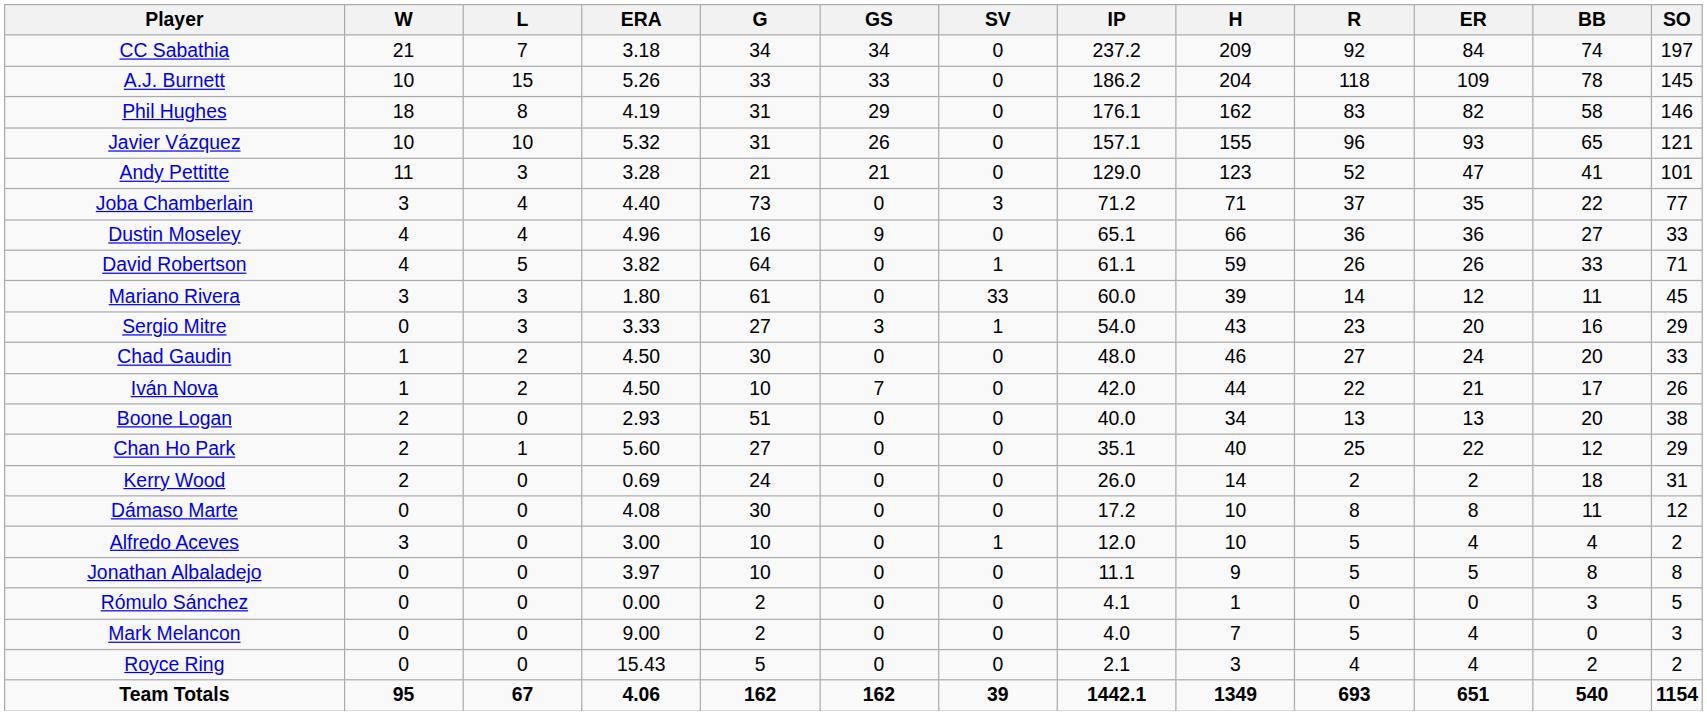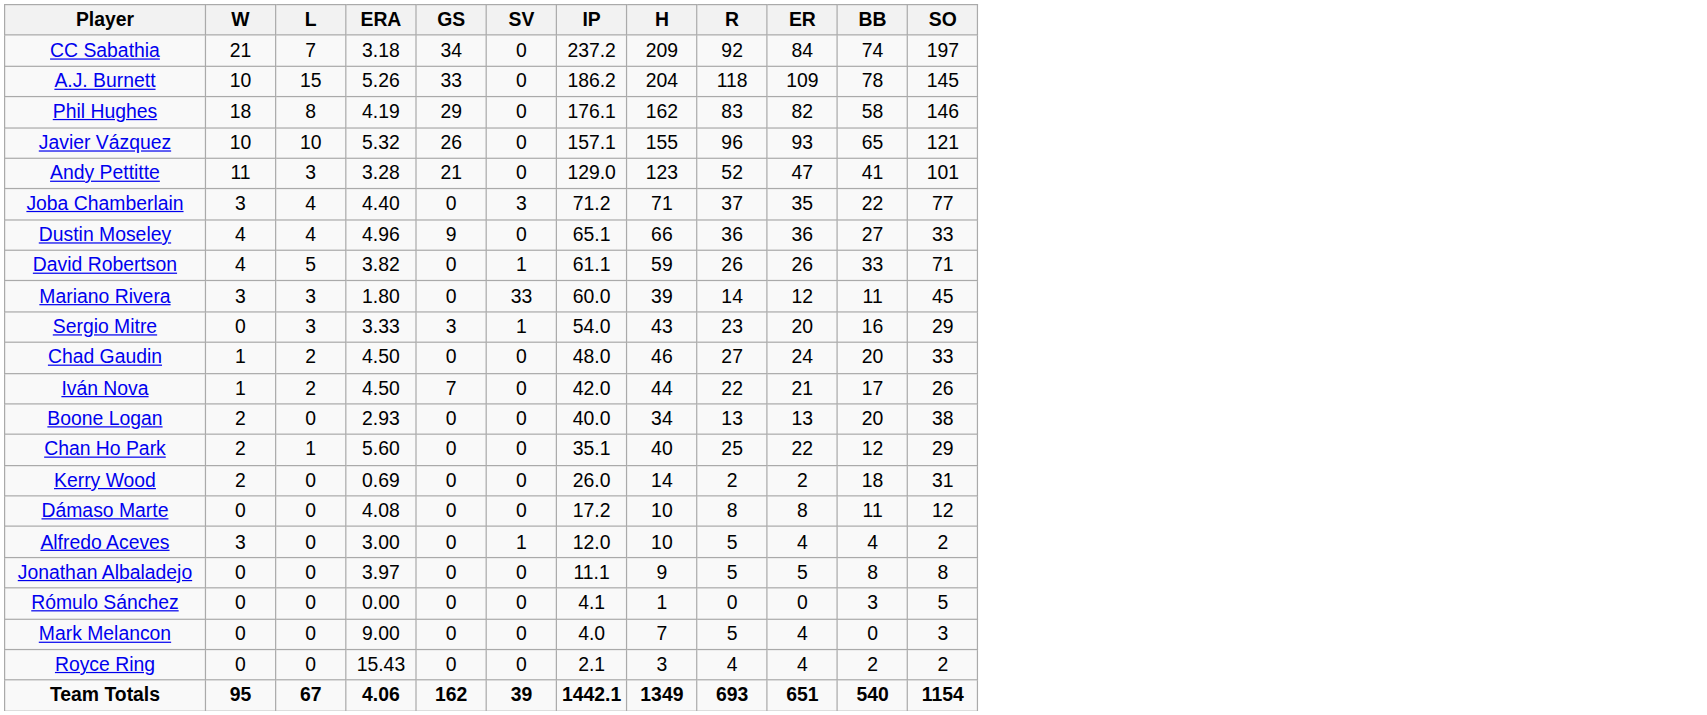- column: (760, 19)
